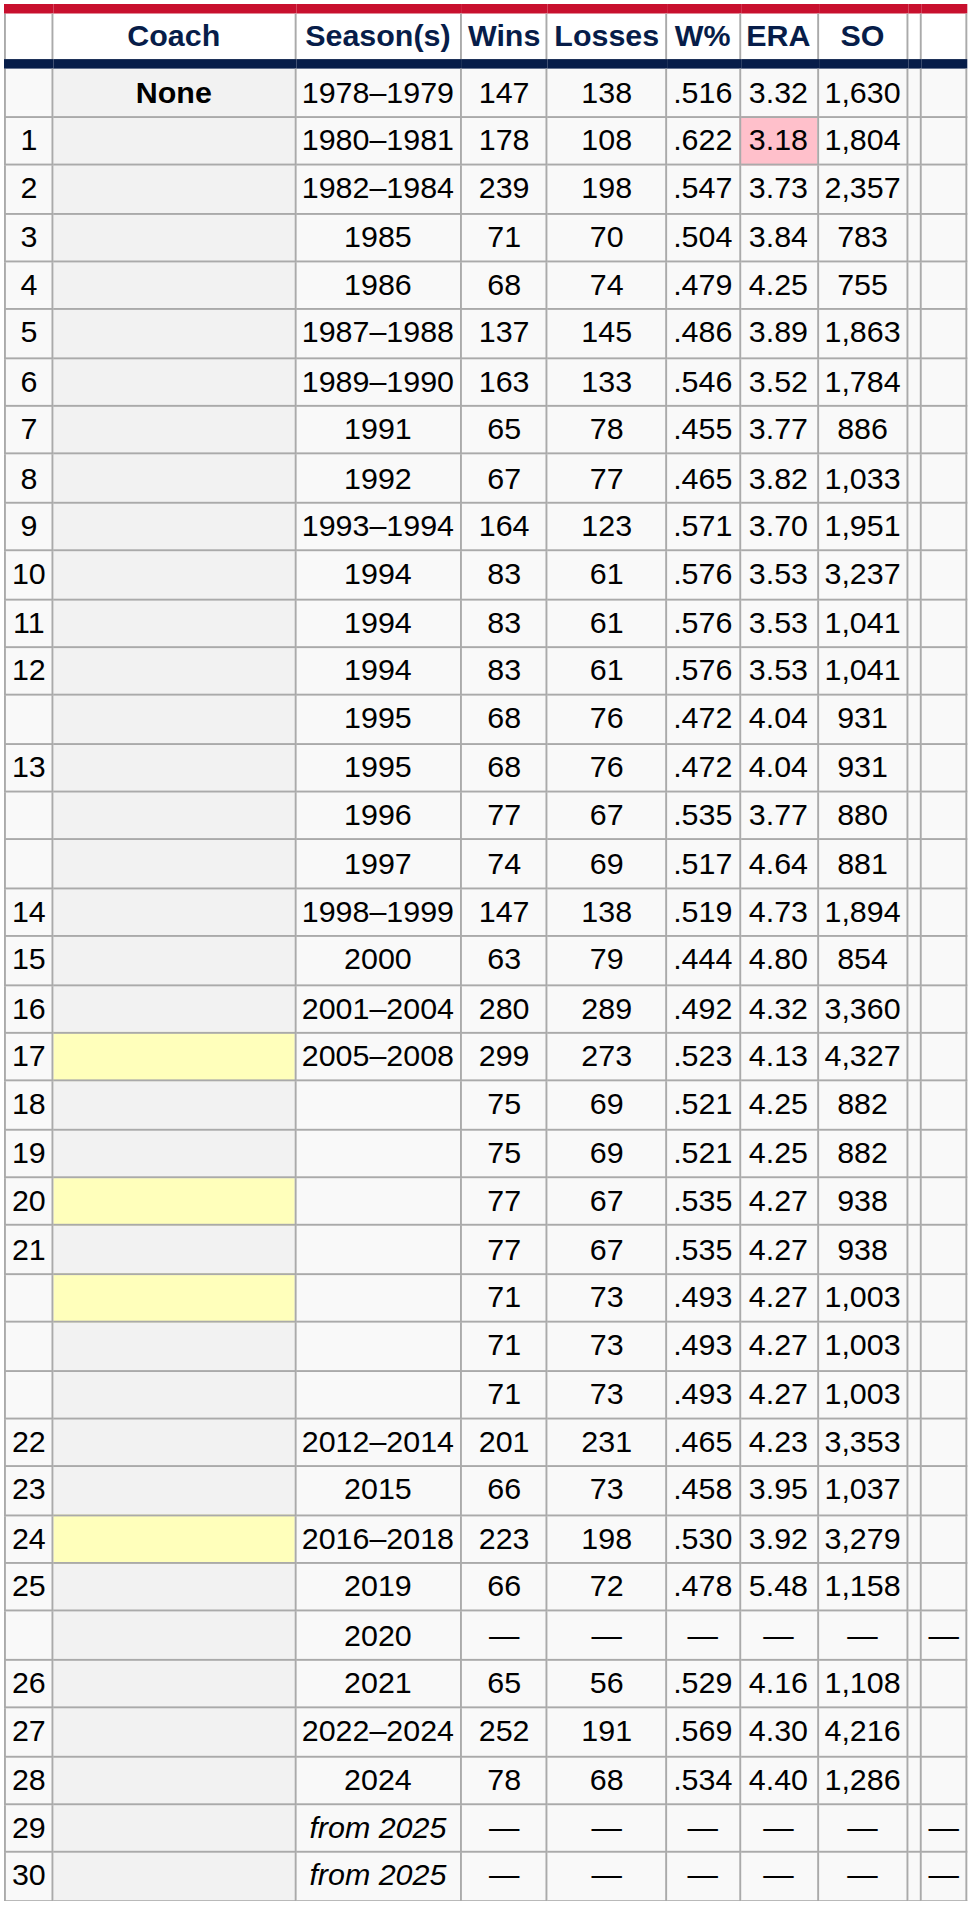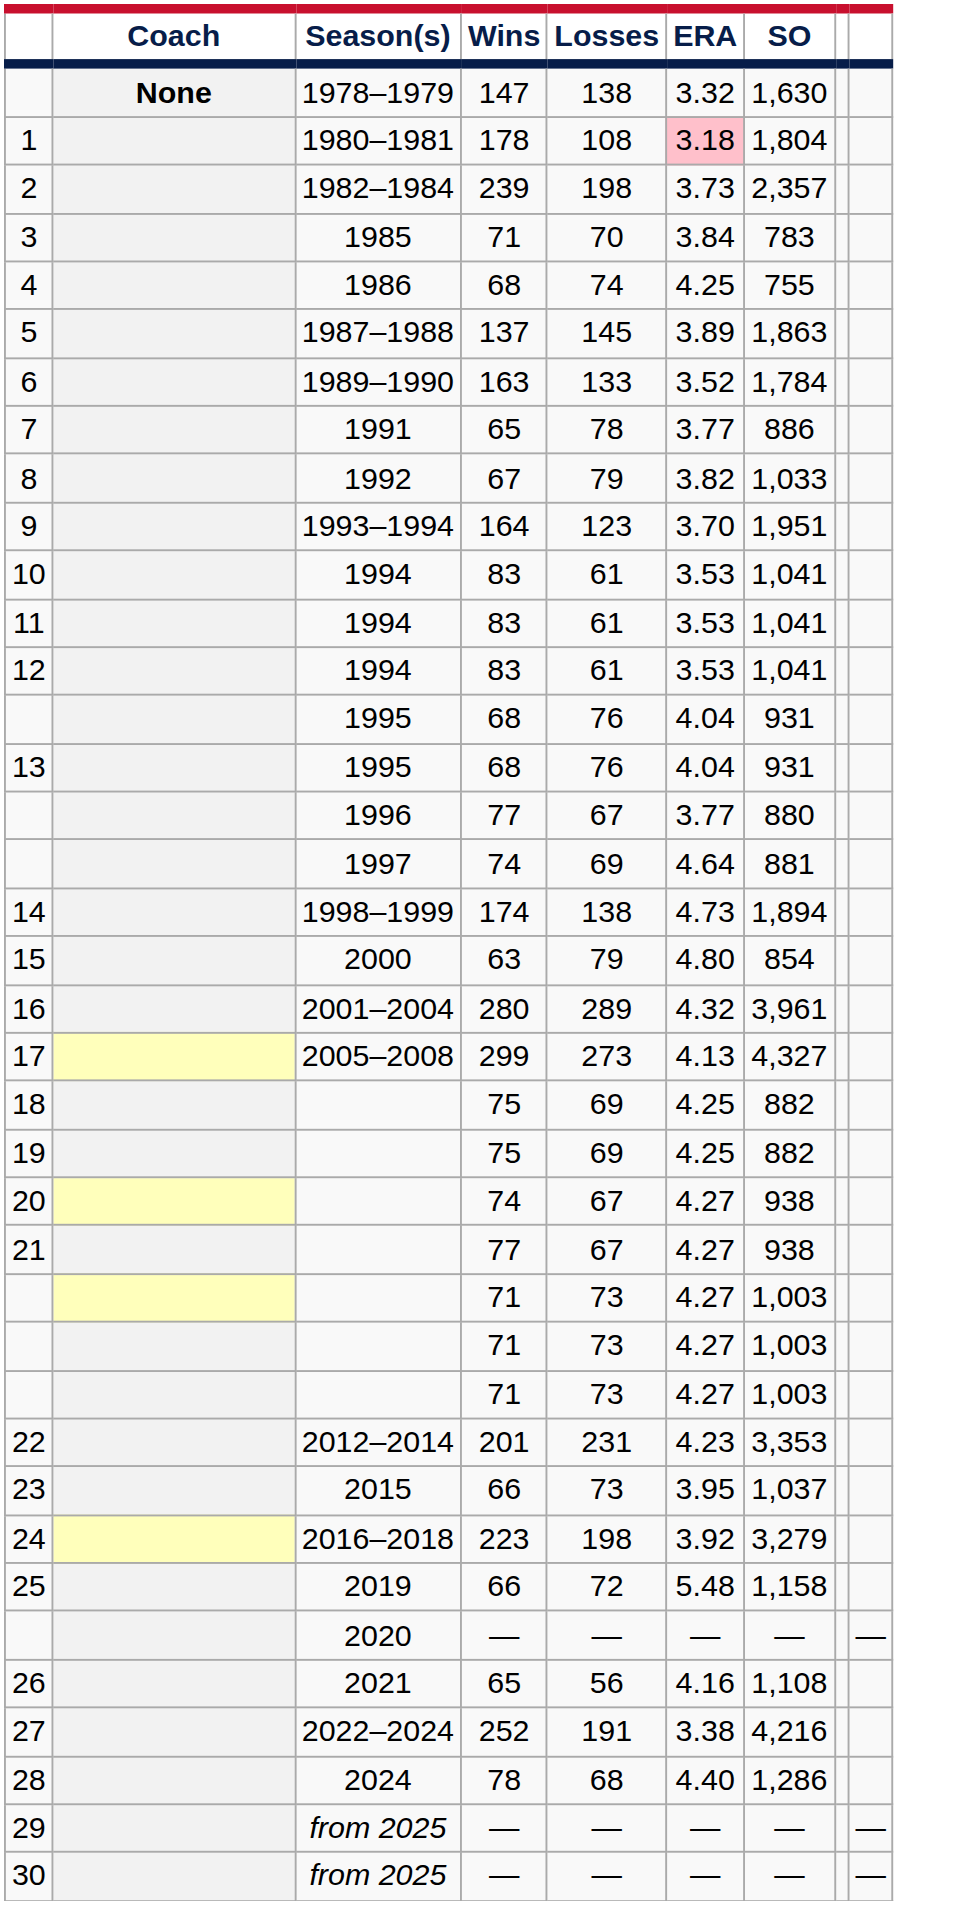- column: (703, 36)
(607, 477) 77 -> (607, 477) 79
(863, 574) 3,237 -> (789, 574) 1,041
(504, 911) 147 -> (504, 911) 174
(863, 1008) 3,360 -> (789, 1008) 3,961
(504, 1200) 77 -> (504, 1200) 74
(778, 1731) 4.30 -> (705, 1731) 3.38
